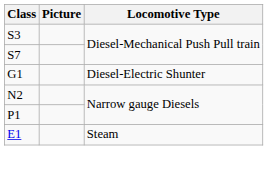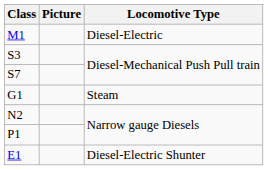+ row: (16, 34)
(146, 74) Diesel-Electric Shunter -> (103, 94) Steam
(103, 134) Steam -> (146, 154) Diesel-Electric Shunter
